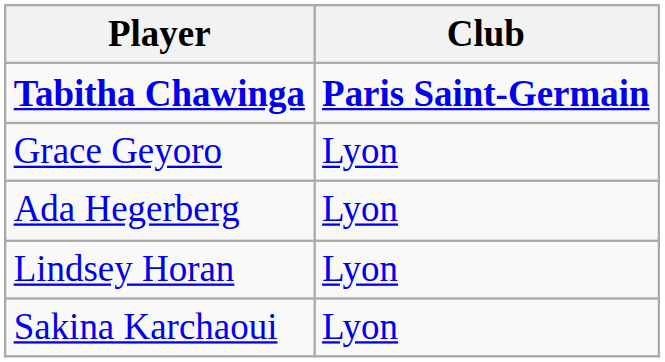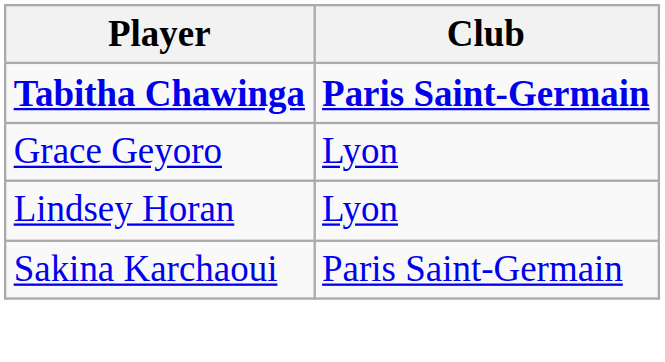- row: (127, 209)
(360, 326) Lyon -> (472, 268) Paris Saint-Germain
